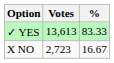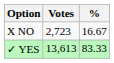rows swapped: (23, 31) <-> (20, 49)
